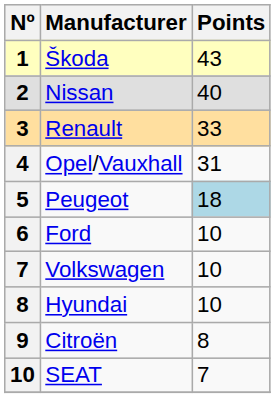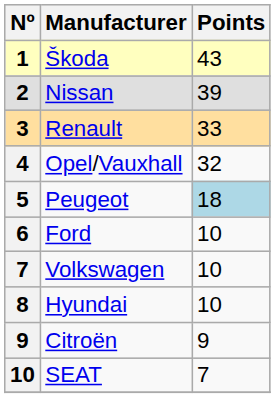(209, 93) 40 -> (209, 93) 39
(209, 164) 31 -> (209, 164) 32
(203, 340) 8 -> (203, 340) 9
